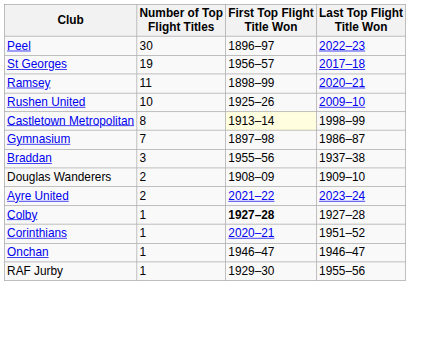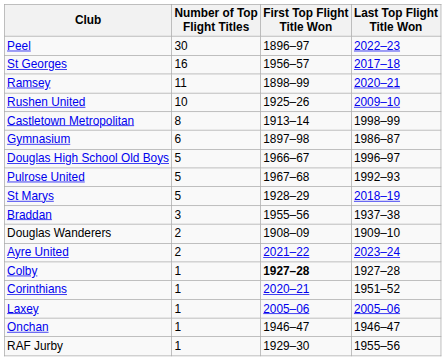(146, 64) 19 -> (181, 64) 16
(251, 121) lightyellow background -> (286, 121) no background
(143, 139) 7 -> (178, 139) 6
+ row: (88, 158)
+ row: (46, 177)
+ row: (30, 196)
+ row: (23, 308)
